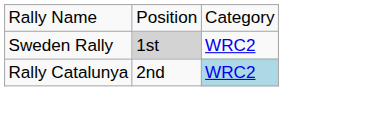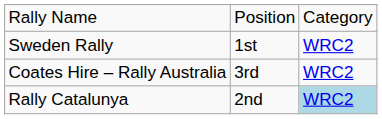(148, 45) lightgrey background -> (246, 45) no background
+ row: (117, 72)
